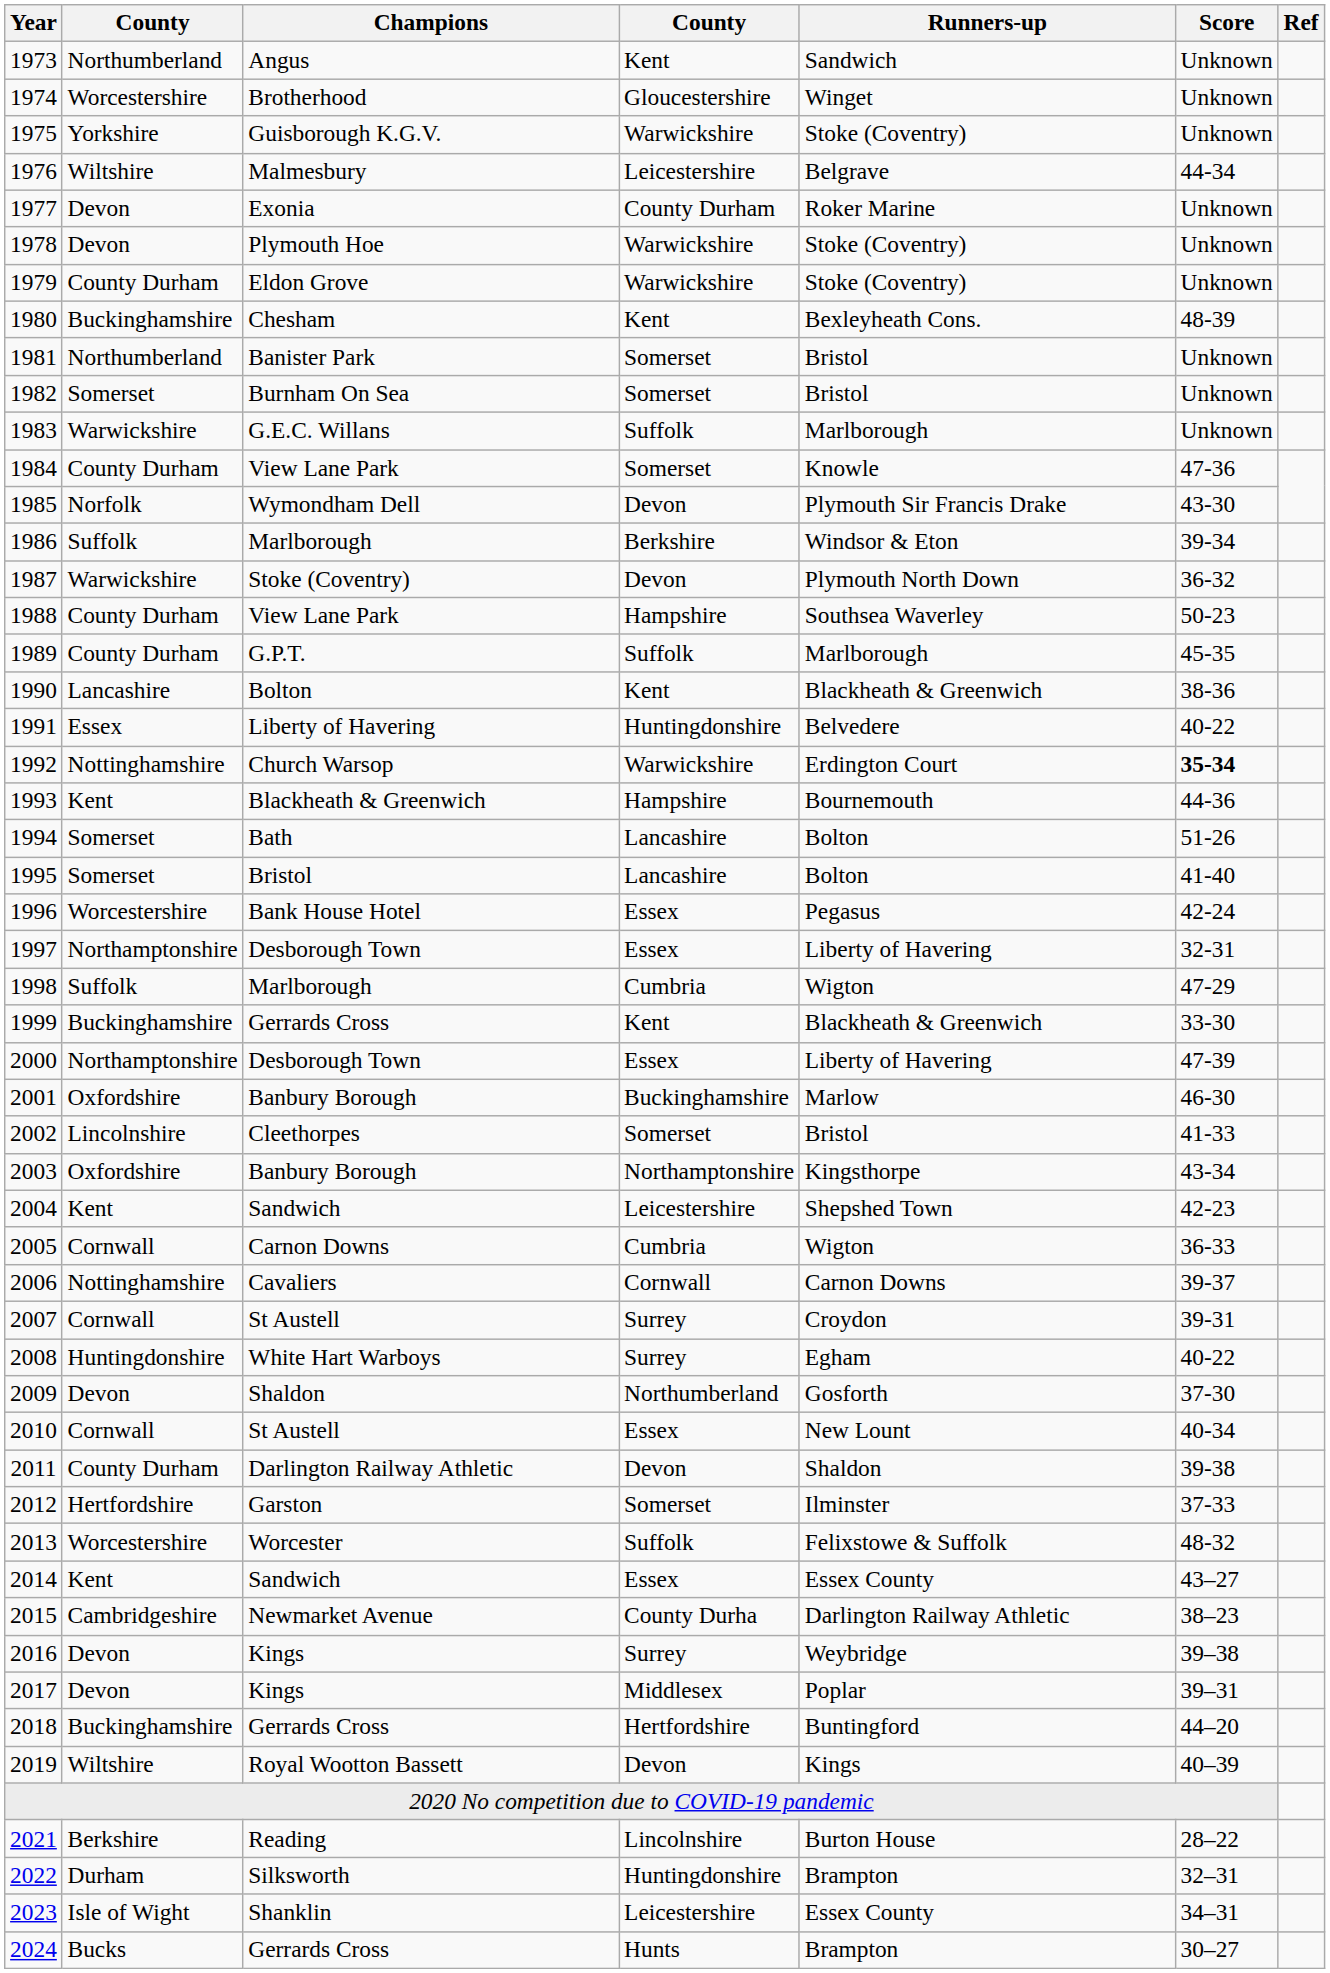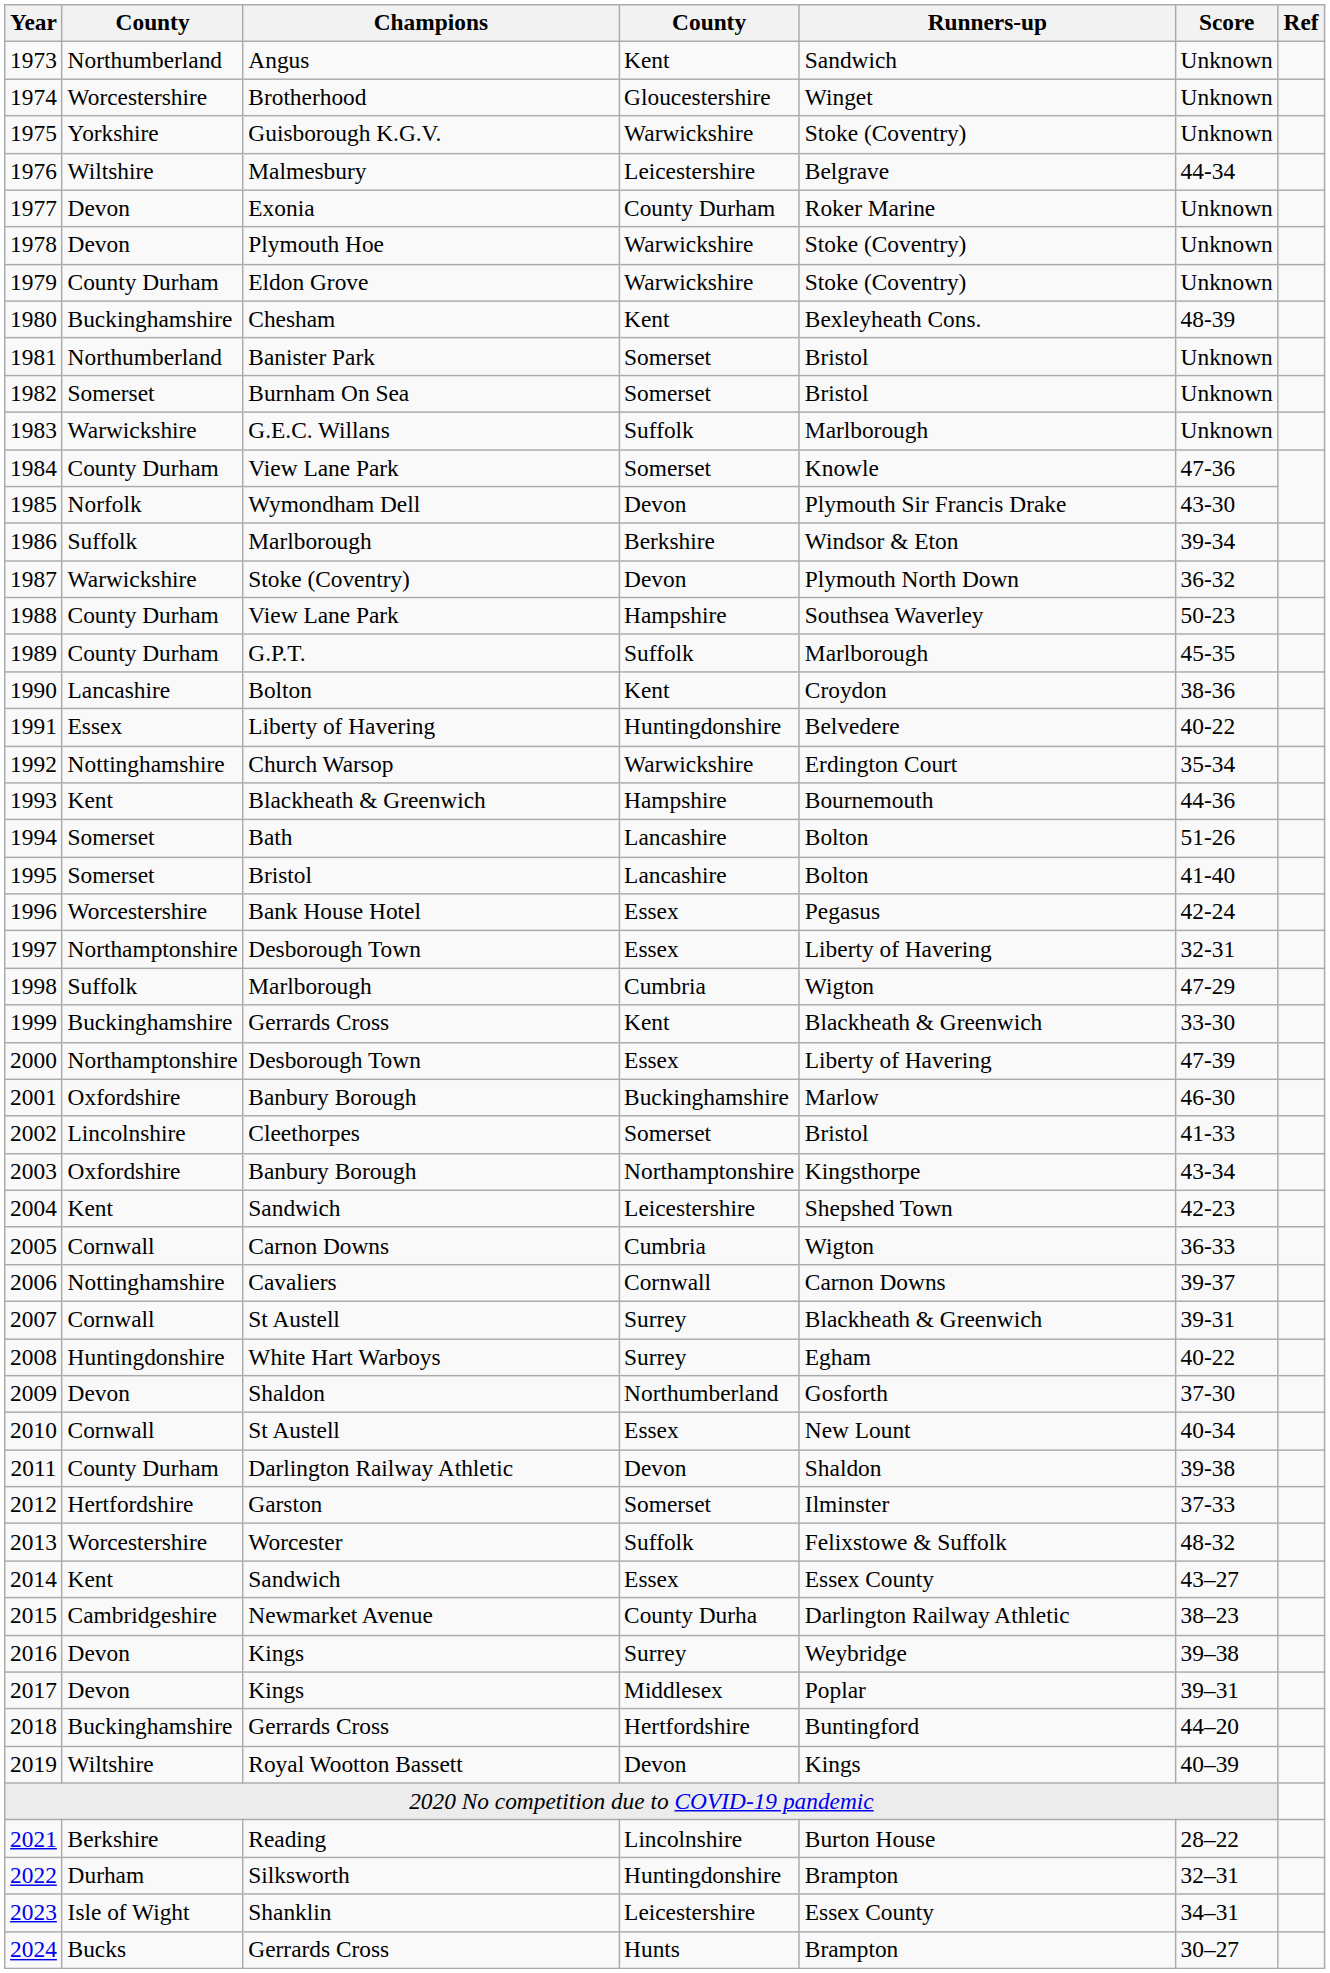(924, 689) Blackheath & Greenwich -> (846, 689) Croydon
(1208, 763) bold -> (1208, 763) normal
(846, 1319) Croydon -> (924, 1319) Blackheath & Greenwich
